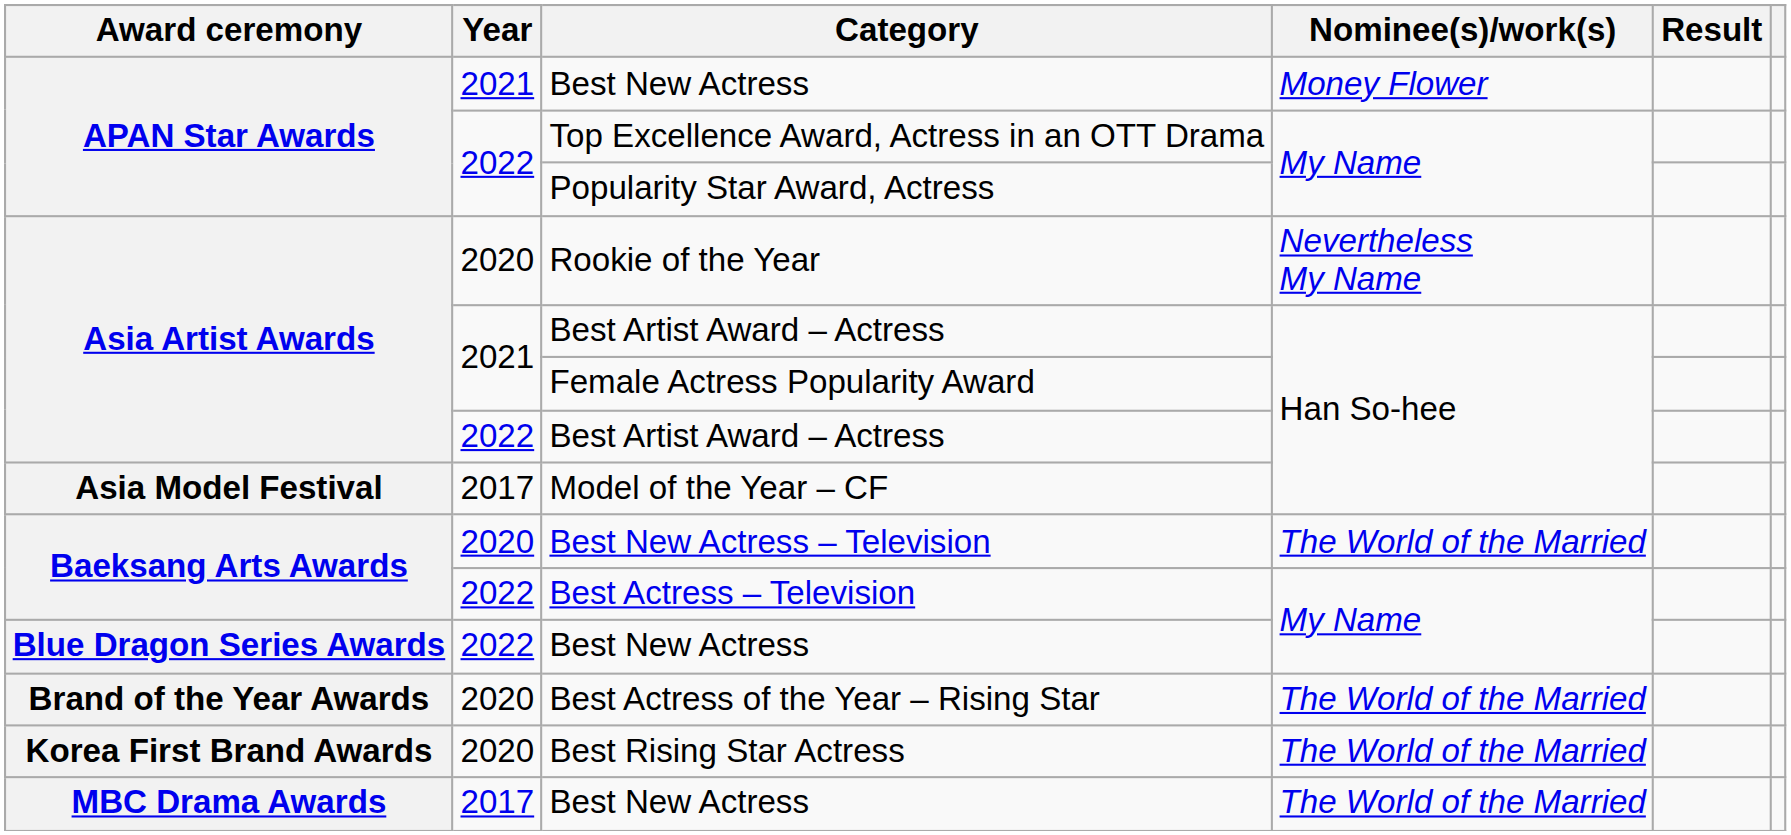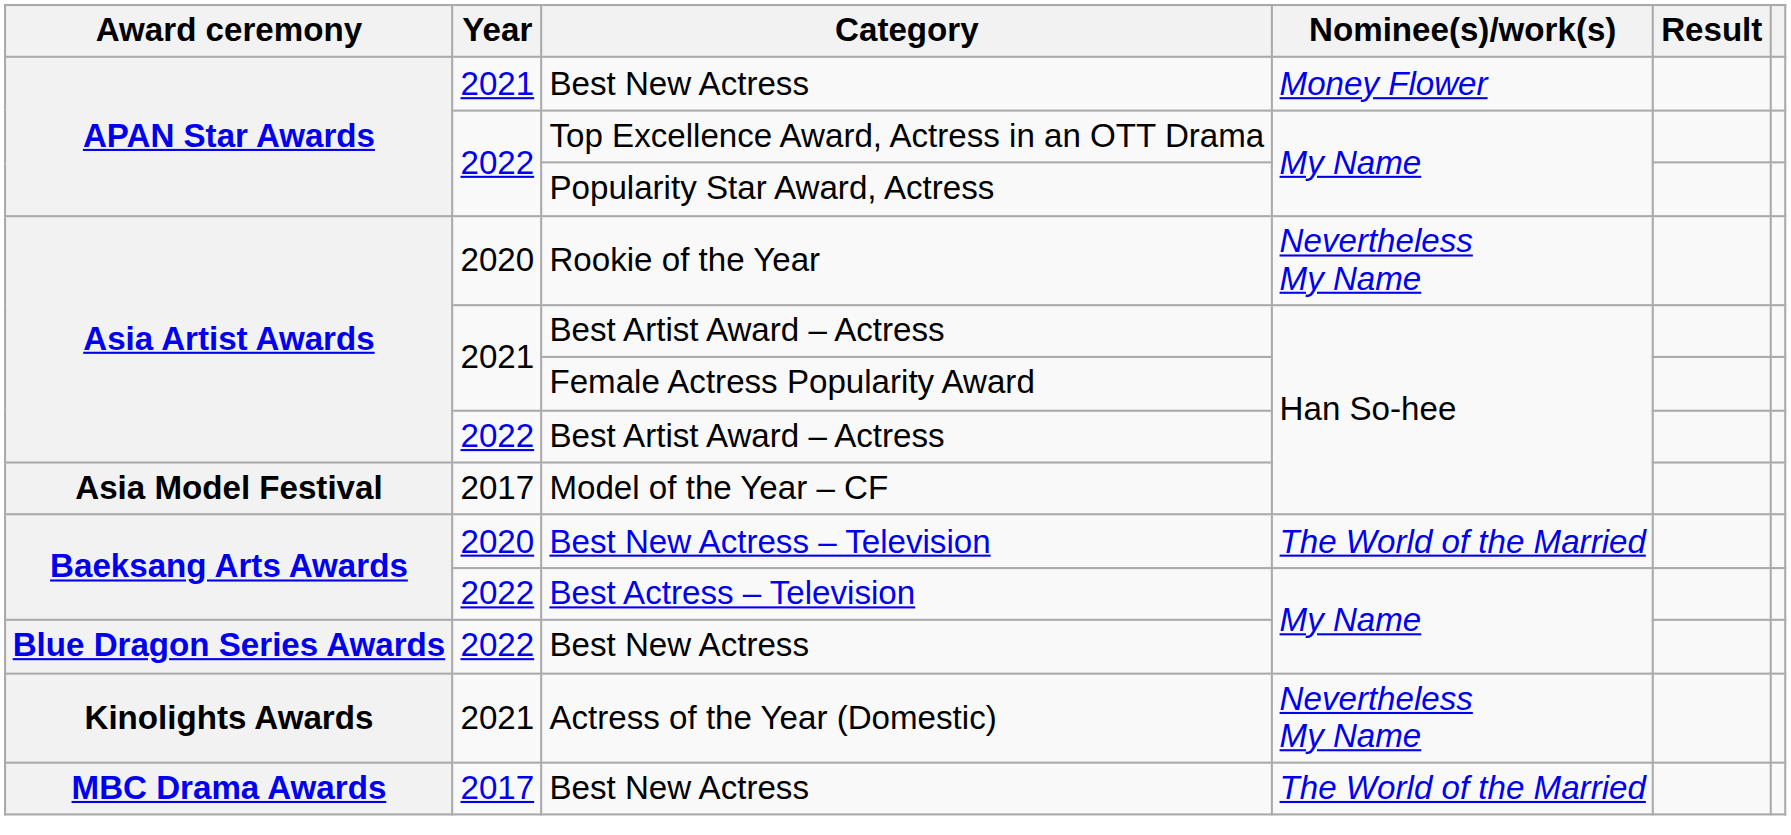- row: (497, 698)
+ row: (497, 716)
- row: (497, 750)
